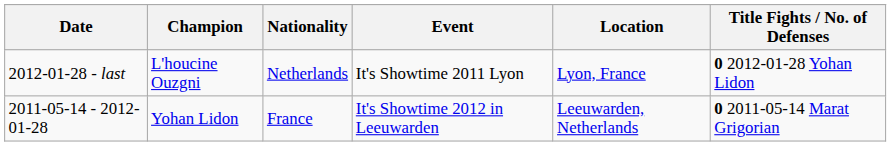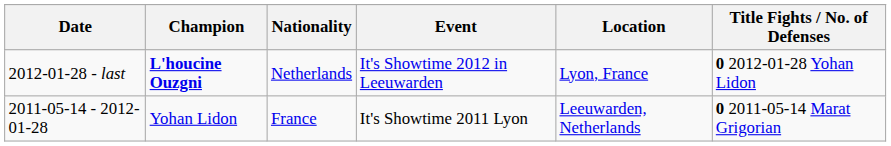(184, 72) normal -> (186, 72) bold
(440, 72) It's Showtime 2011 Lyon -> (433, 72) It's Showtime 2012 in Leeuwarden
(429, 118) It's Showtime 2012 in Leeuwarden -> (444, 118) It's Showtime 2011 Lyon
